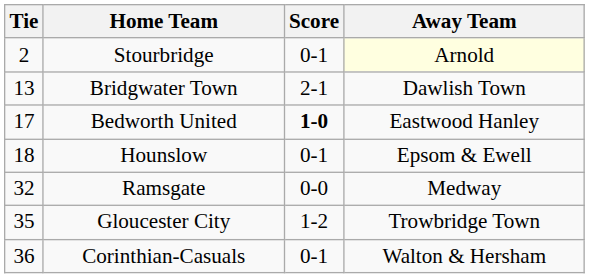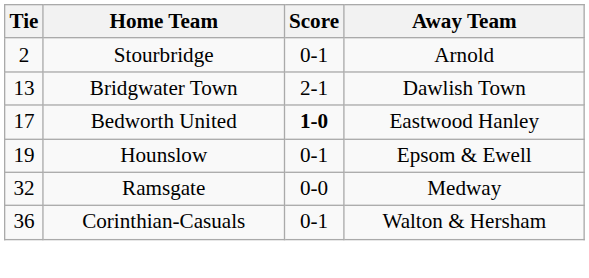(464, 54) lightyellow background -> (464, 54) no background
(24, 155) 18 -> (24, 155) 19
- row: (164, 222)
